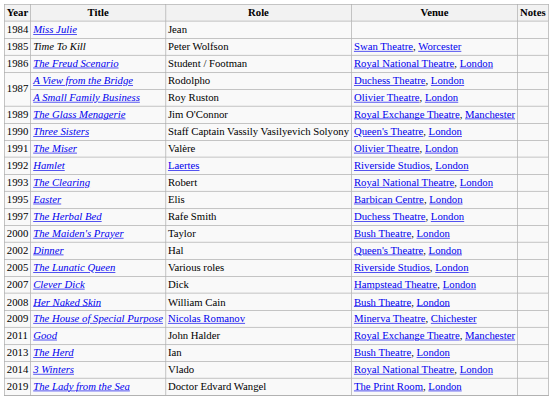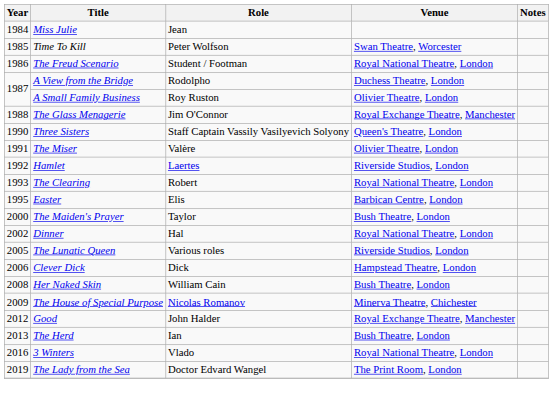(18, 115) 1989 -> (18, 115) 1988
- row: (67, 217)
(408, 251) Queen's Theatre, London -> (423, 234) Royal National Theatre, London
(18, 285) 2007 -> (18, 268) 2006
(17, 336) 2011 -> (18, 319) 2012
(18, 370) 2014 -> (18, 353) 2016
